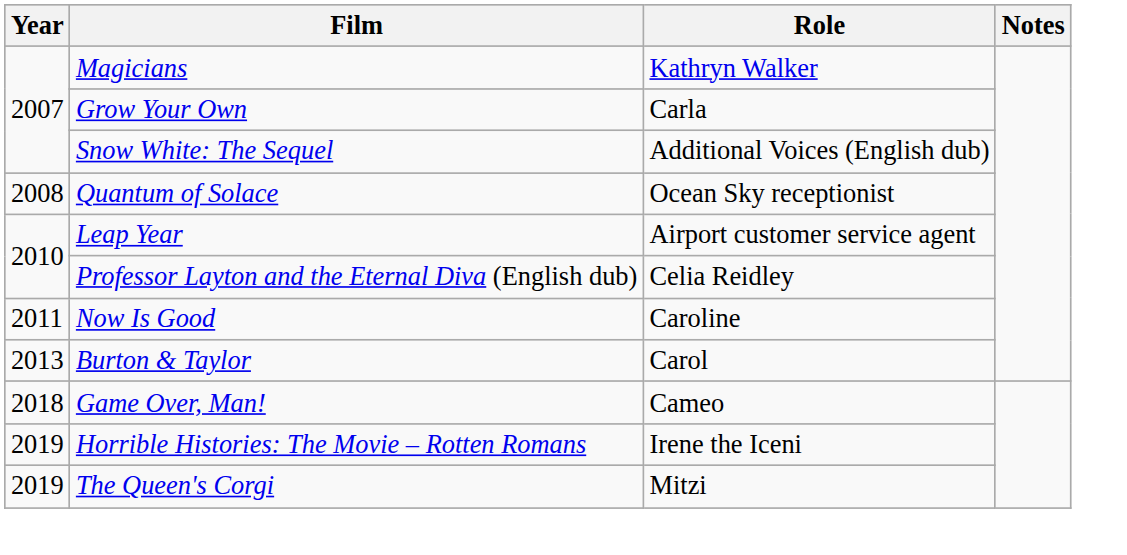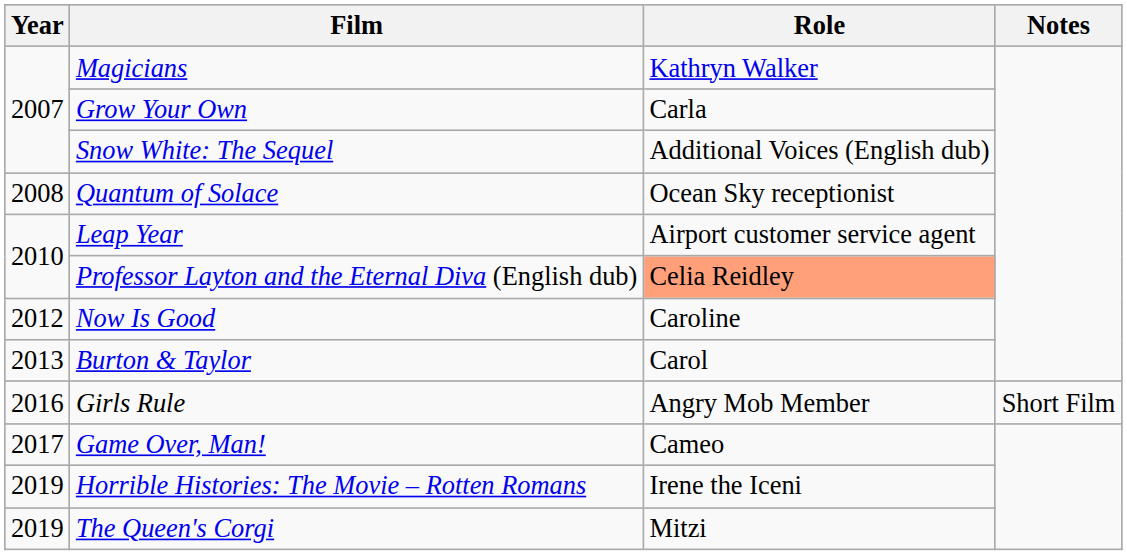(722, 276) no background -> (722, 276) lightsalmon background
(37, 318) 2011 -> (37, 318) 2012
+ row: (131, 402)
(37, 402) 2018 -> (37, 444) 2017
